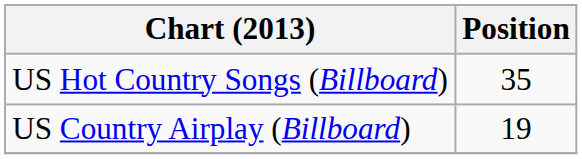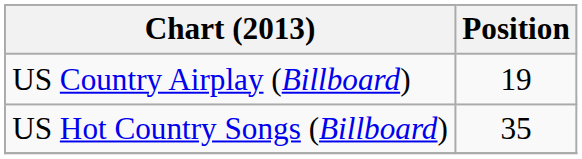rows swapped: (211, 128) <-> (230, 78)
